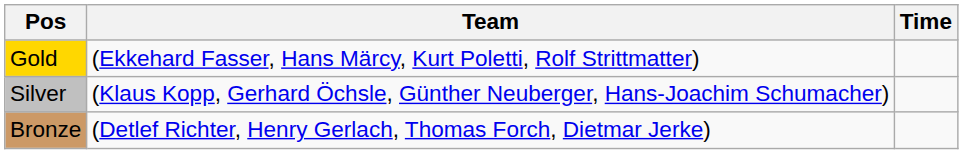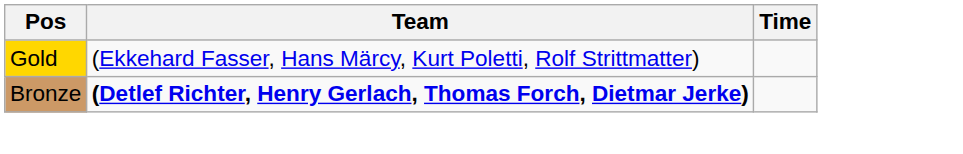- row: (38, 93)
(401, 129) normal -> (420, 93) bold
